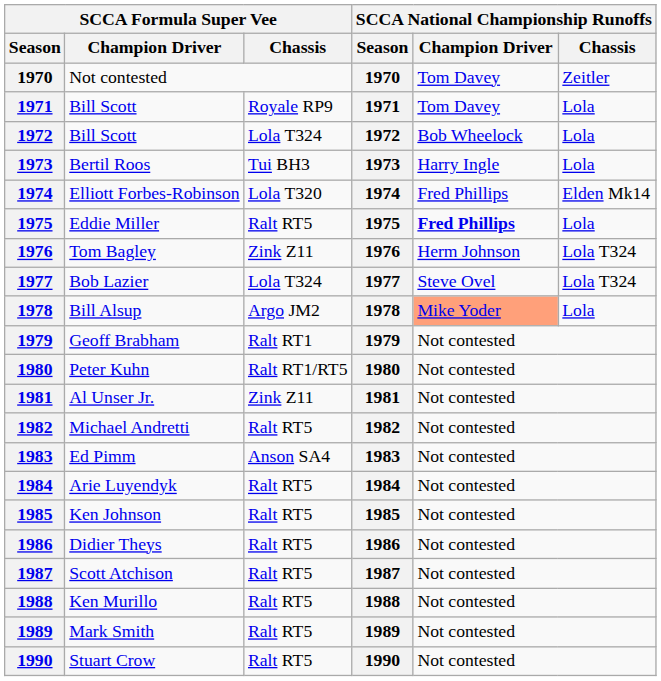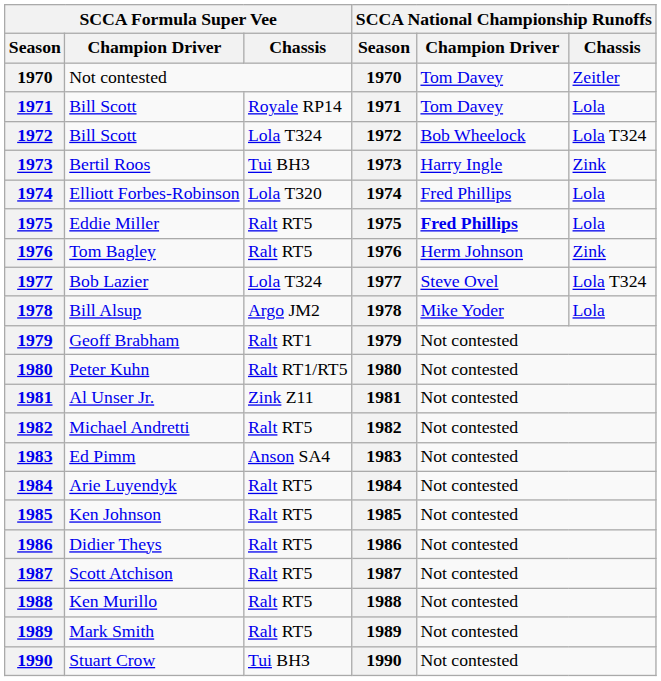(290, 106) Royale RP9 -> (295, 106) Royale RP14
(579, 135) Lola -> (609, 135) Lola T324
(579, 164) Lola -> (589, 164) Zink
(606, 193) Elden Mk14 -> (589, 193) Lola
(281, 252) Zink Z11 -> (280, 252) Ralt RT5
(599, 252) Lola T324 -> (589, 252) Zink
(459, 310) lightsalmon background -> (462, 310) no background
(280, 660) Ralt RT5 -> (279, 660) Tui BH3
